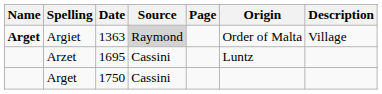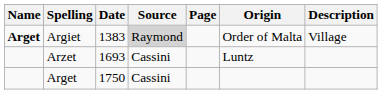(112, 36) 1363 -> (112, 36) 1383
(112, 57) 1695 -> (112, 57) 1693
